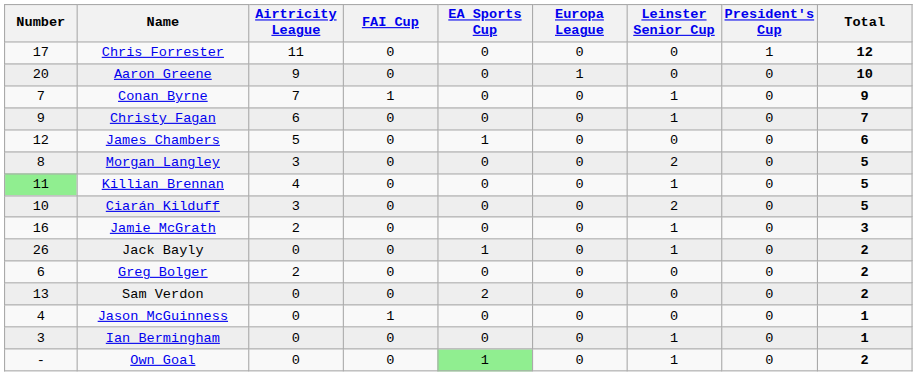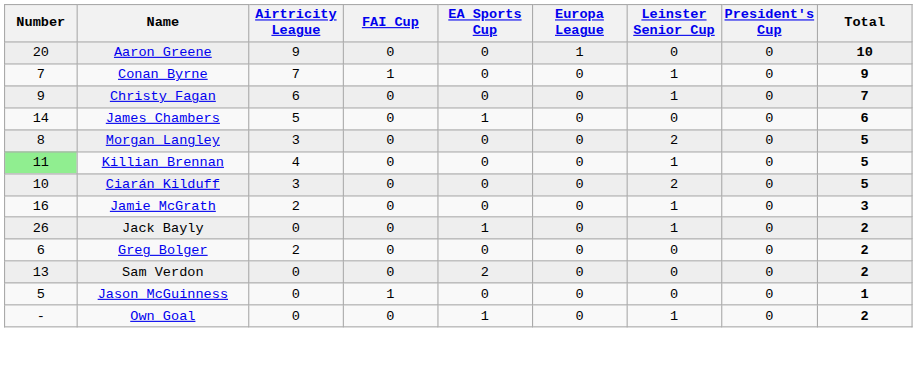- row: (163, 53)
(41, 141) 12 -> (41, 119) 14
(41, 316) 4 -> (41, 294) 5
- row: (163, 338)
(485, 360) lightgreen background -> (485, 316) no background
